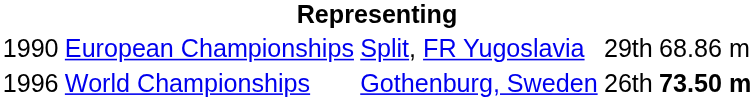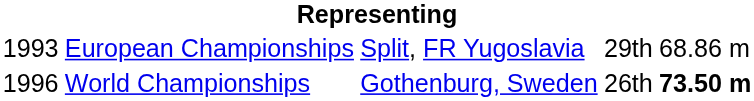(31, 49) 1990 -> (31, 49) 1993
